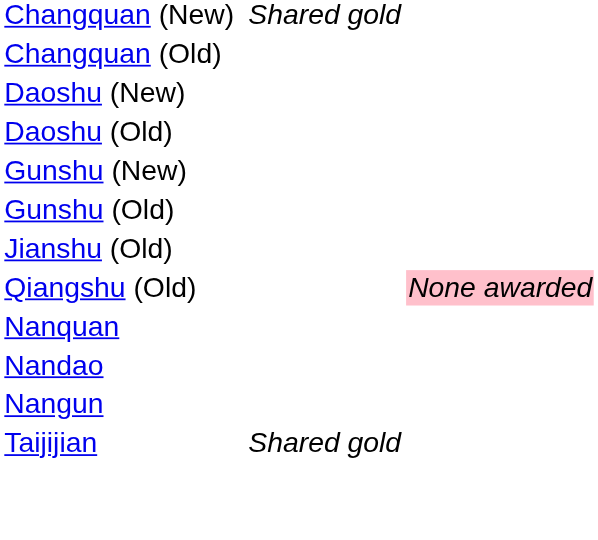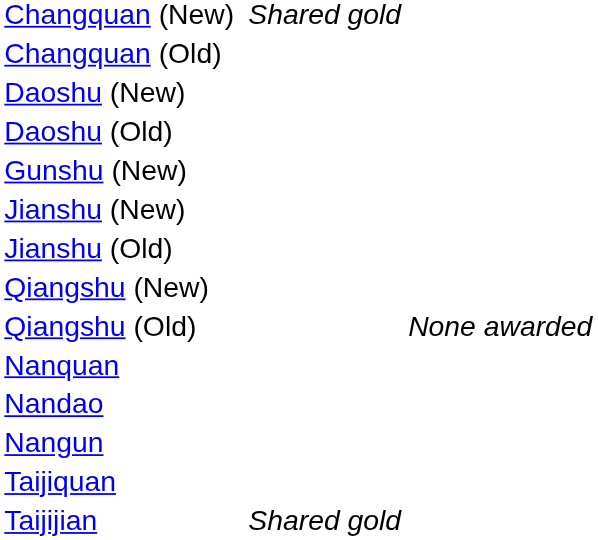- row: (89, 209)
+ row: (95, 209)
+ row: (107, 287)
(500, 287) pink background -> (500, 326) no background
+ row: (60, 482)
